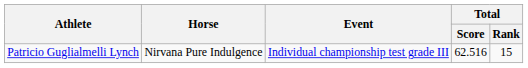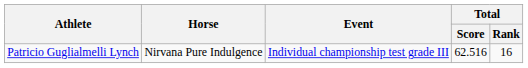(506, 53) 15 -> (506, 53) 16
